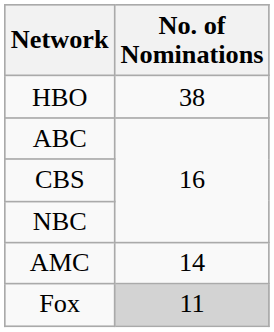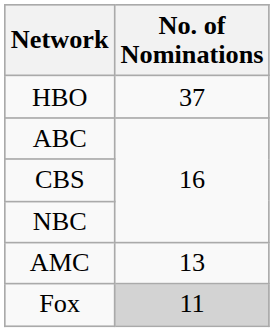(192, 96) 38 -> (192, 96) 37
(192, 262) 14 -> (192, 262) 13
